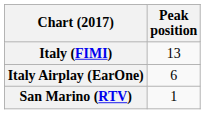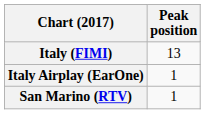(174, 75) 6 -> (174, 75) 1
